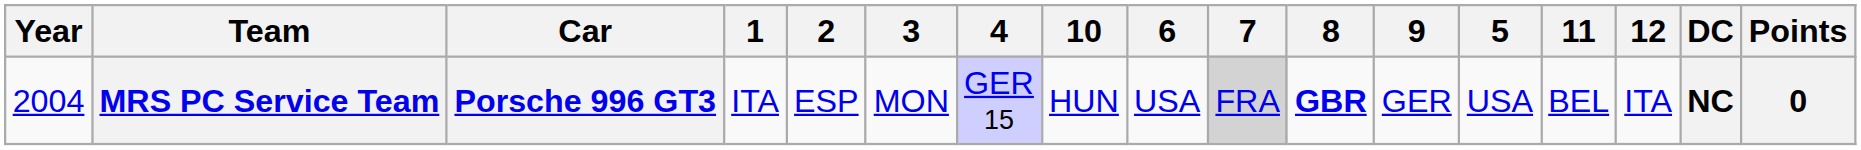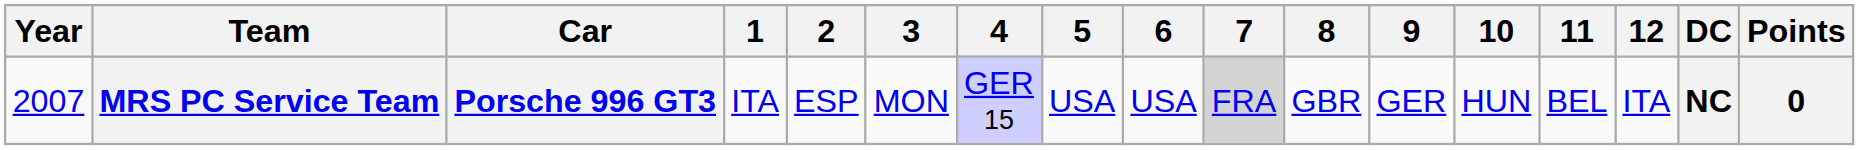columns swapped: (1500, 31) <-> (1084, 31)
(49, 100) 2004 -> (49, 100) 2007
(1331, 100) bold -> (1326, 100) normal
